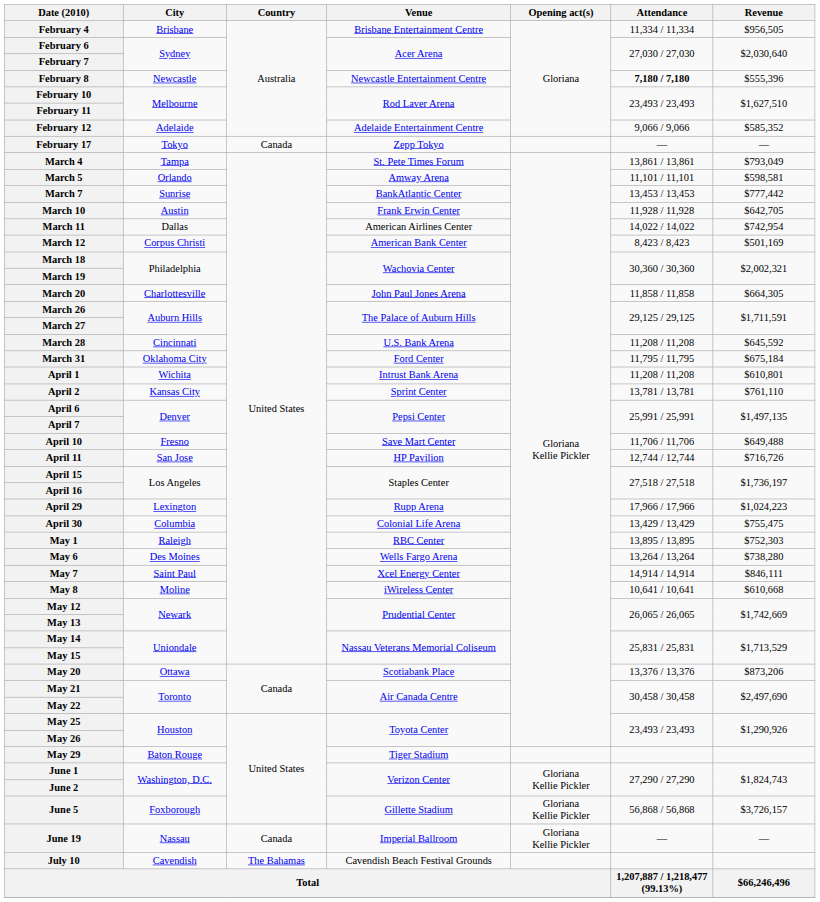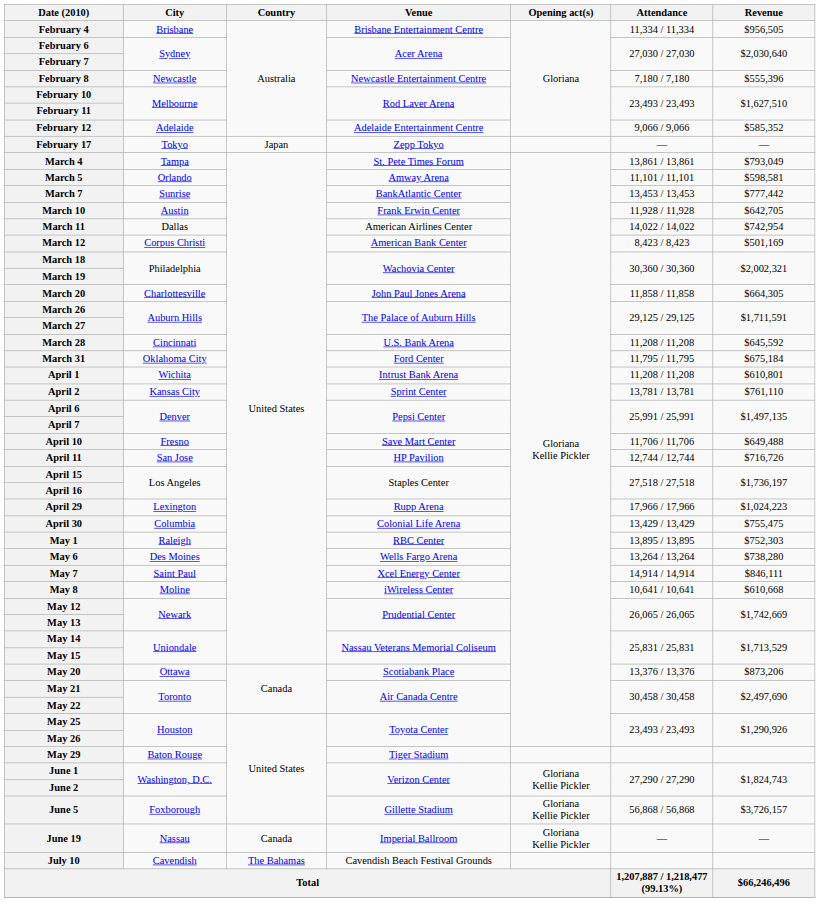(662, 78) bold -> (662, 78) normal
(276, 144) Canada -> (276, 144) Japan
